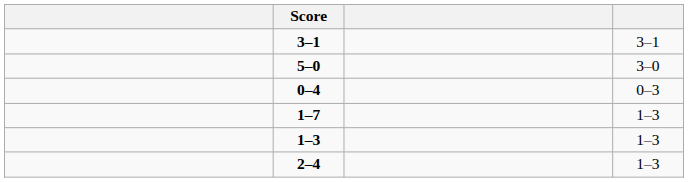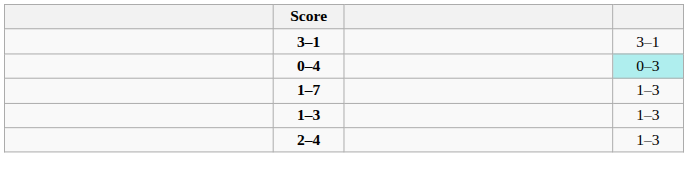- row: (309, 66)
(648, 90) no background -> (648, 66) paleturquoise background
